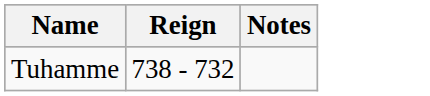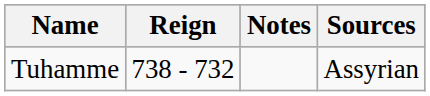+ column: (371, 25)
